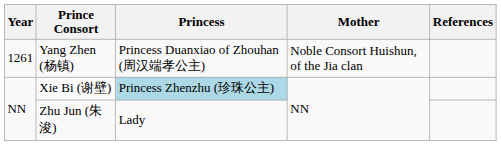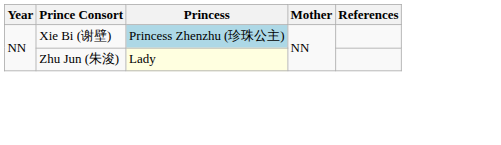- row: (68, 57)
(132, 120) no background -> (142, 59) lightyellow background
